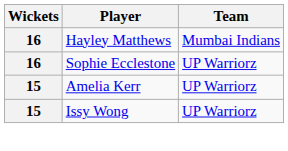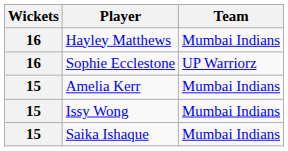(219, 87) UP Warriorz -> (231, 87) Mumbai Indians
(219, 110) UP Warriorz -> (231, 110) Mumbai Indians
+ row: (107, 134)
